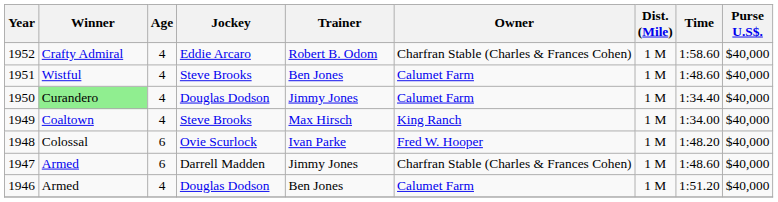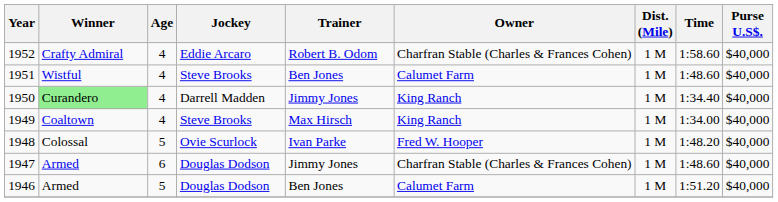(225, 98) Douglas Dodson -> (222, 98) Darrell Madden
(436, 98) Calumet Farm -> (429, 98) King Ranch
(162, 142) 6 -> (162, 142) 5
(222, 164) Darrell Madden -> (225, 164) Douglas Dodson
(162, 186) 4 -> (162, 186) 5
